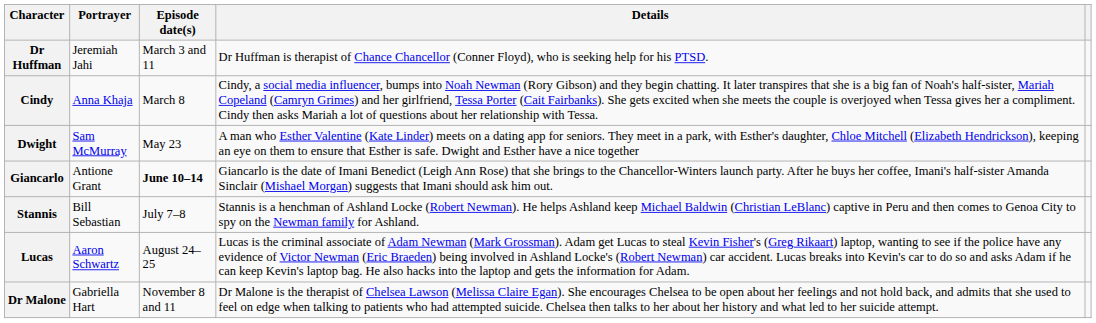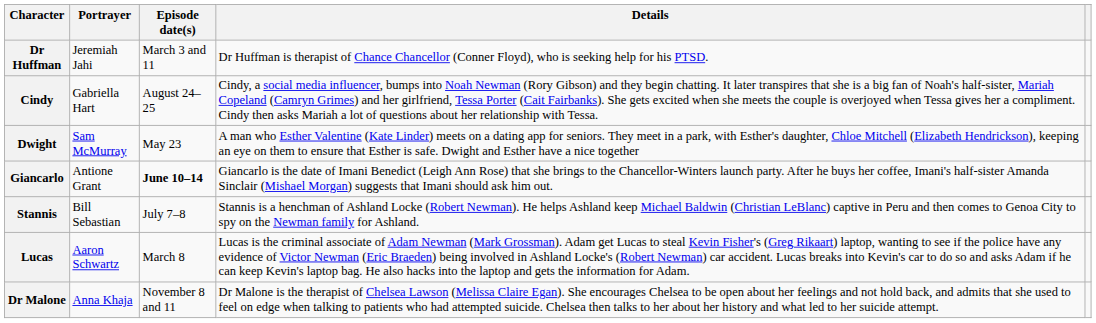(102, 100) Anna Khaja -> (96, 100) Gabriella Hart
(164, 100) March 8 -> (172, 100) August 24–25
(172, 257) August 24–25 -> (164, 257) March 8
(96, 300) Gabriella Hart -> (102, 300) Anna Khaja
